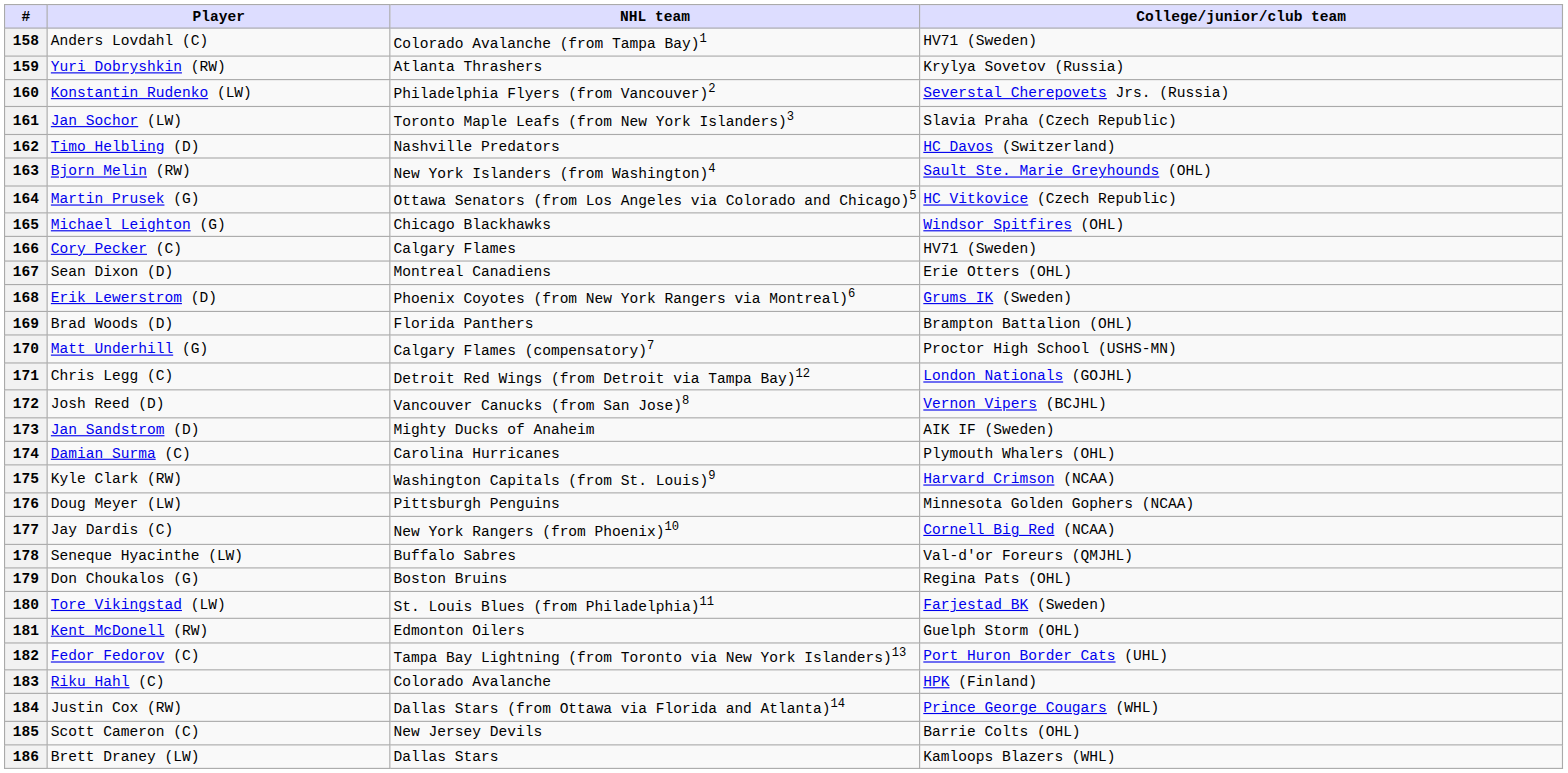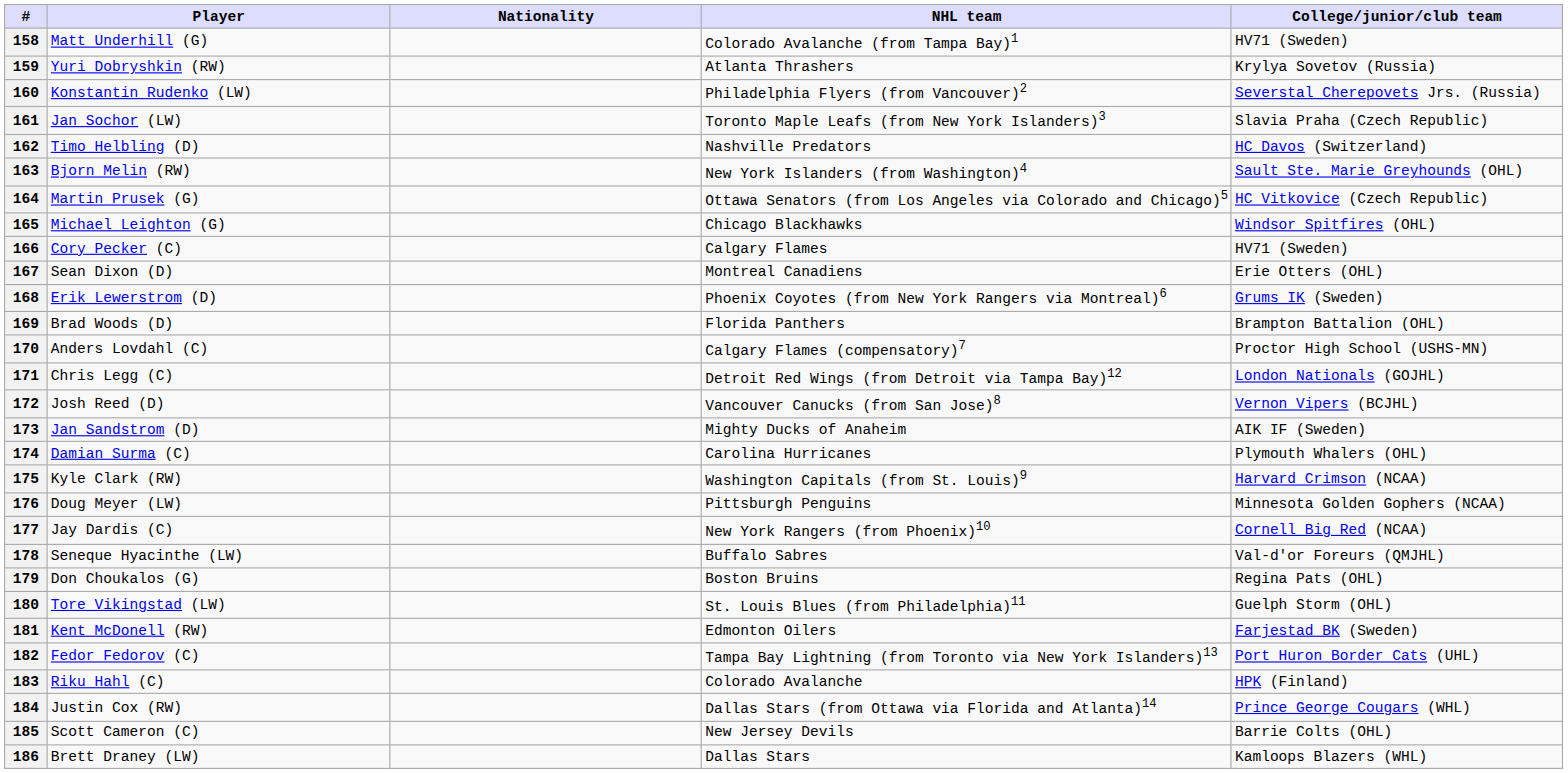+ column: (546, 16)
(130, 42) Anders Lovdahl (C) -> (130, 42) Matt Underhill (G)
(130, 349) Matt Underhill (G) -> (130, 349) Anders Lovdahl (C)
(1015, 605) Farjestad BK (Sweden) -> (1314, 605) Guelph Storm (OHL)
(1002, 631) Guelph Storm (OHL) -> (1327, 631) Farjestad BK (Sweden)
